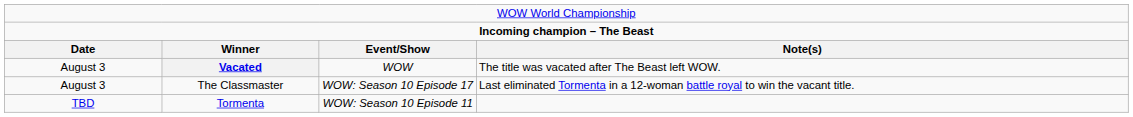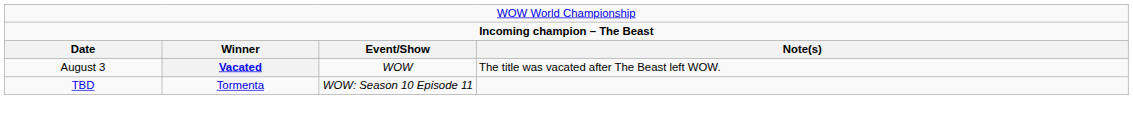- row: (240, 85)
